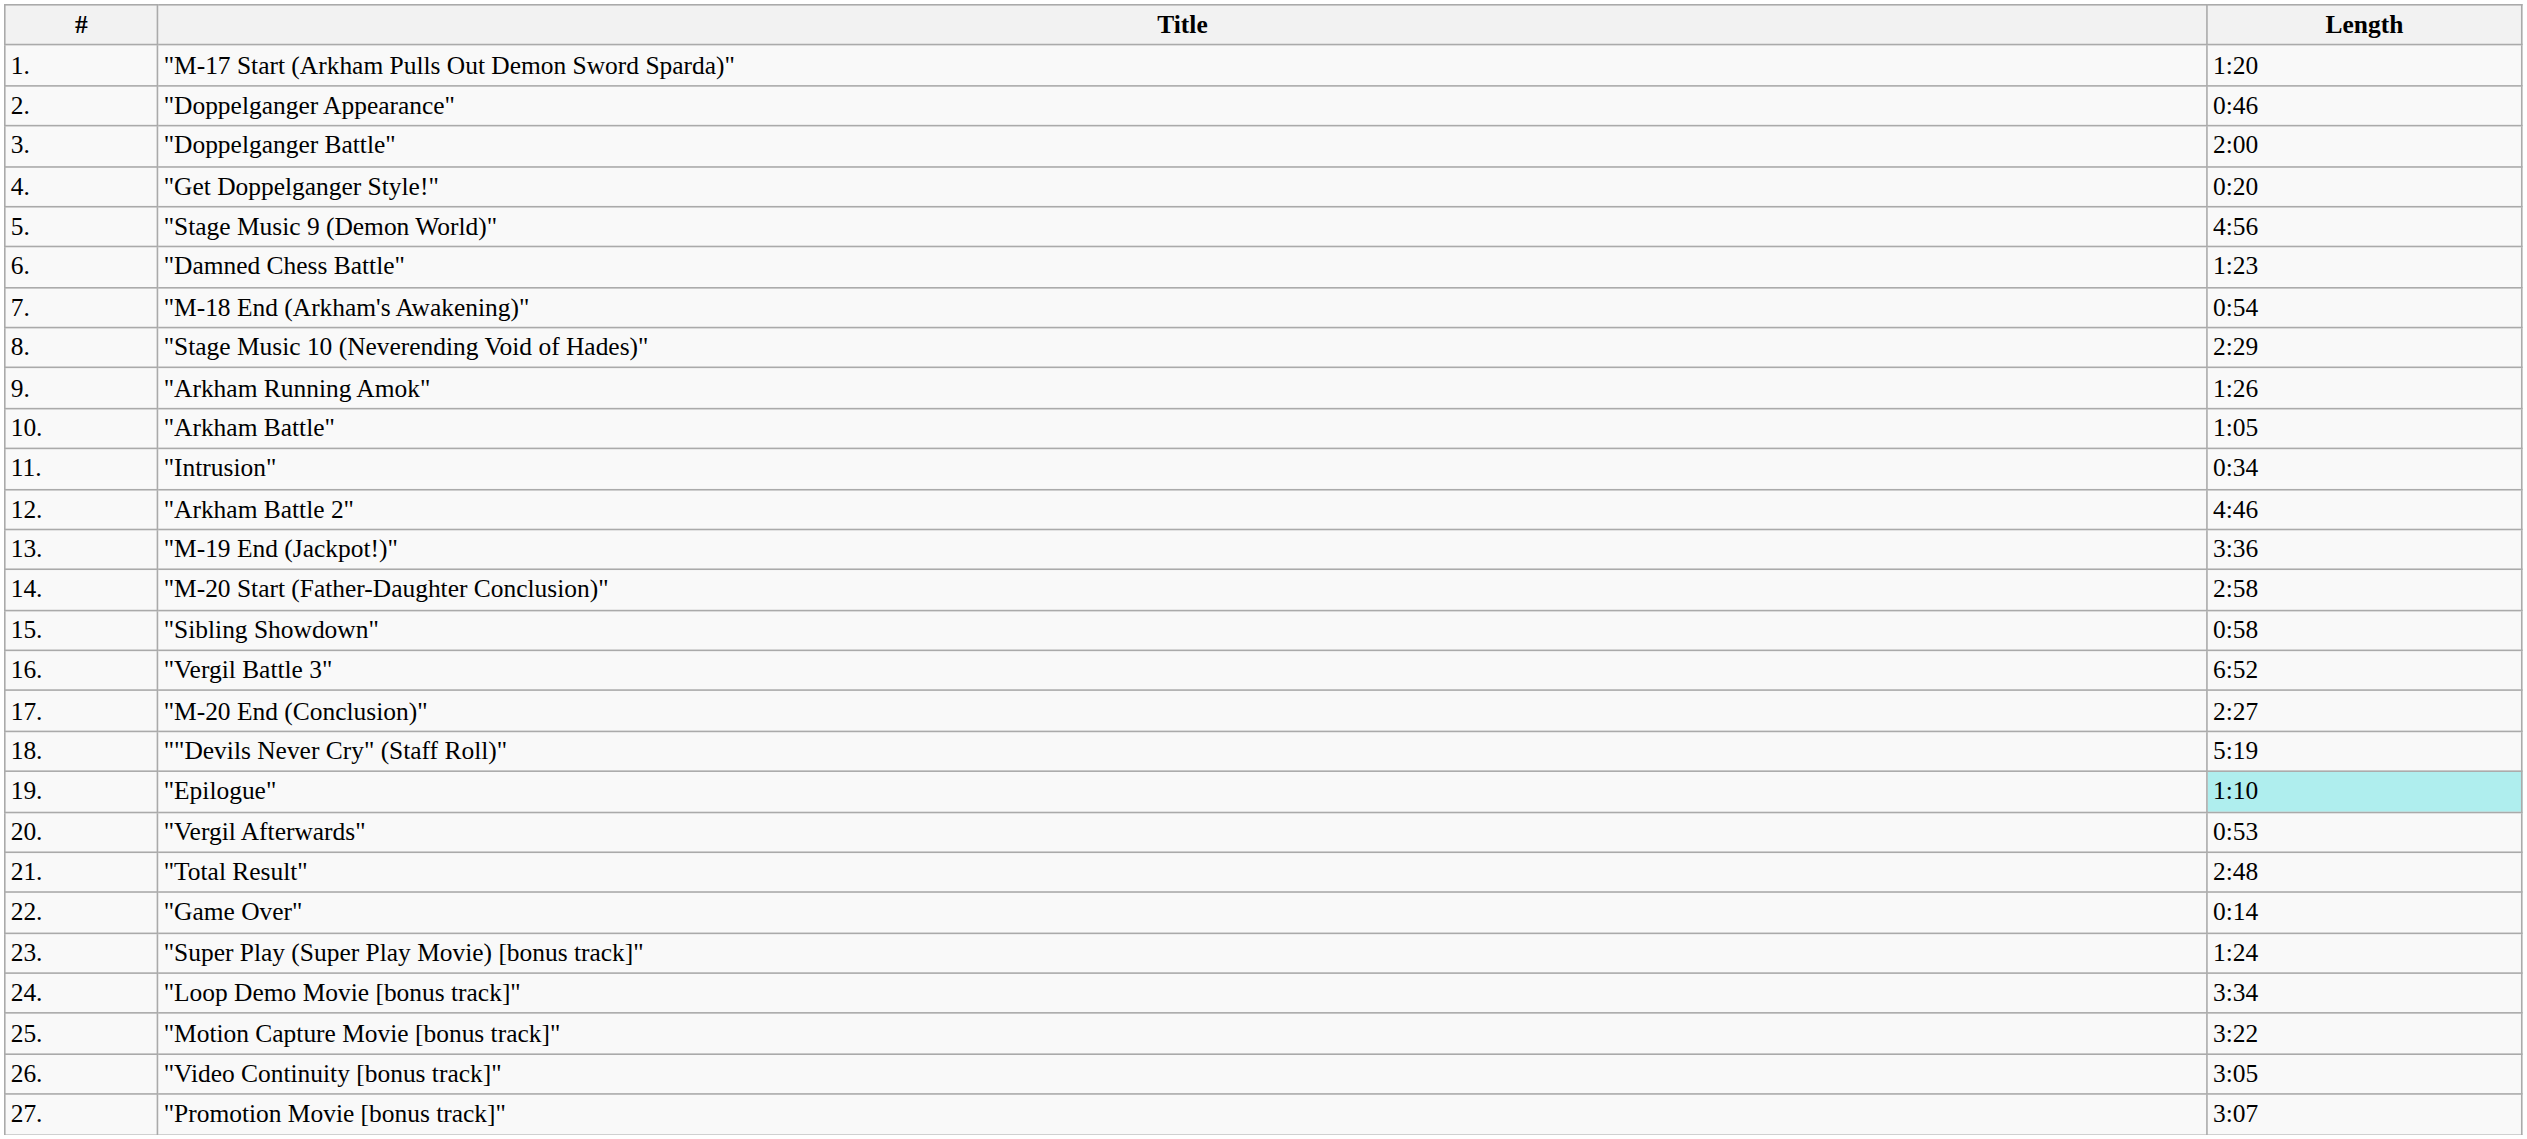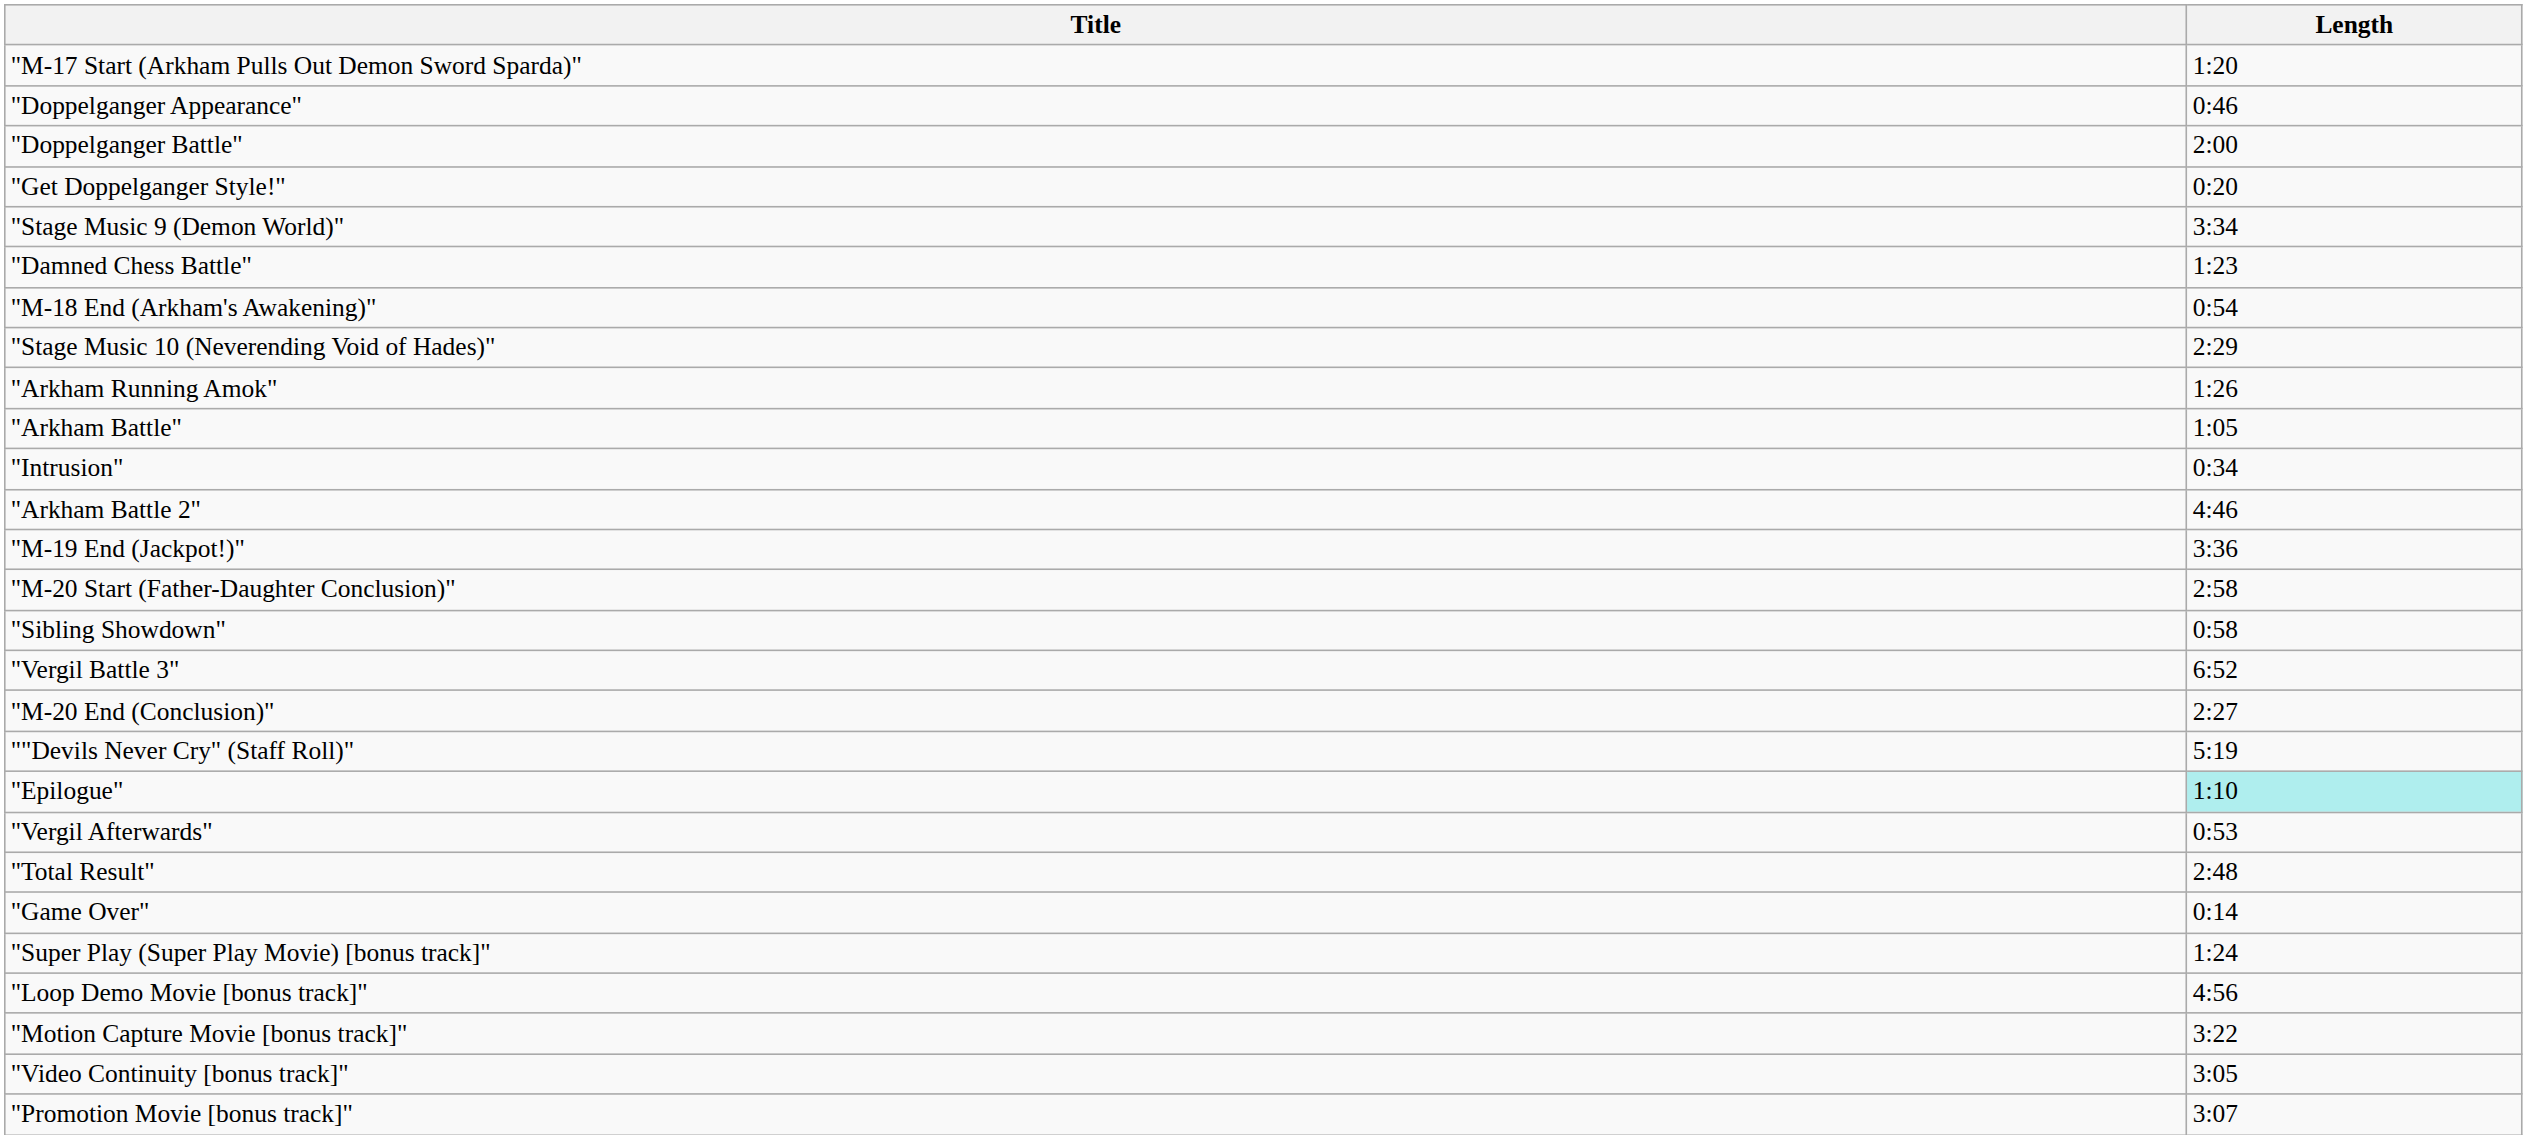- column: (81, 24)
(2236, 226) 4:56 -> (2215, 226) 3:34
(2236, 992) 3:34 -> (2215, 992) 4:56
